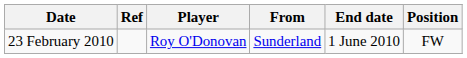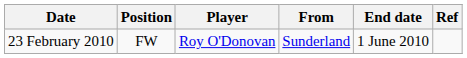columns swapped: (433, 16) <-> (132, 16)
